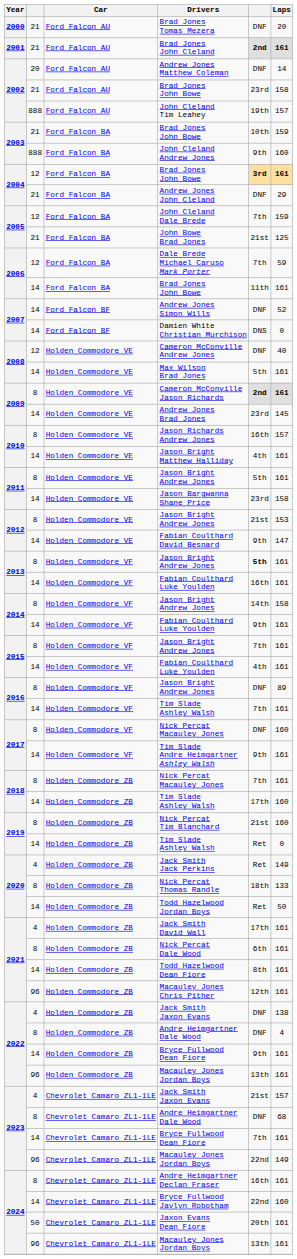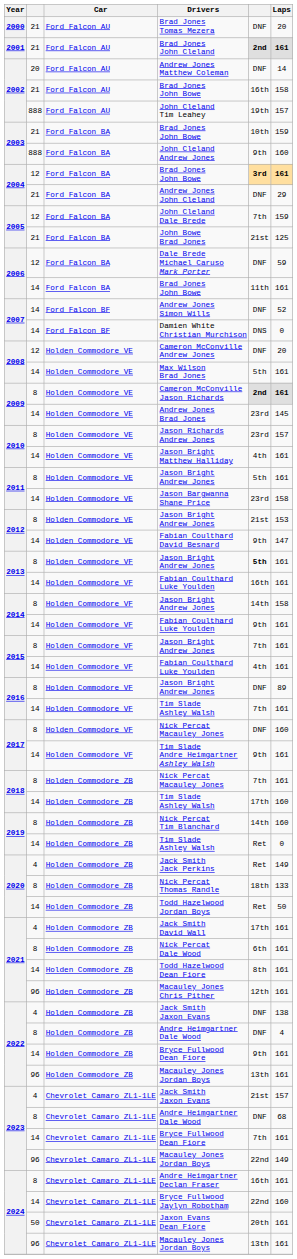(260, 91) 23rd -> (260, 91) 16th
(260, 263) 7th -> (260, 263) DNF
(282, 352) 40 -> (282, 352) 20
(260, 436) 16th -> (260, 436) 23rd
(260, 823) 21st -> (260, 823) 14th
